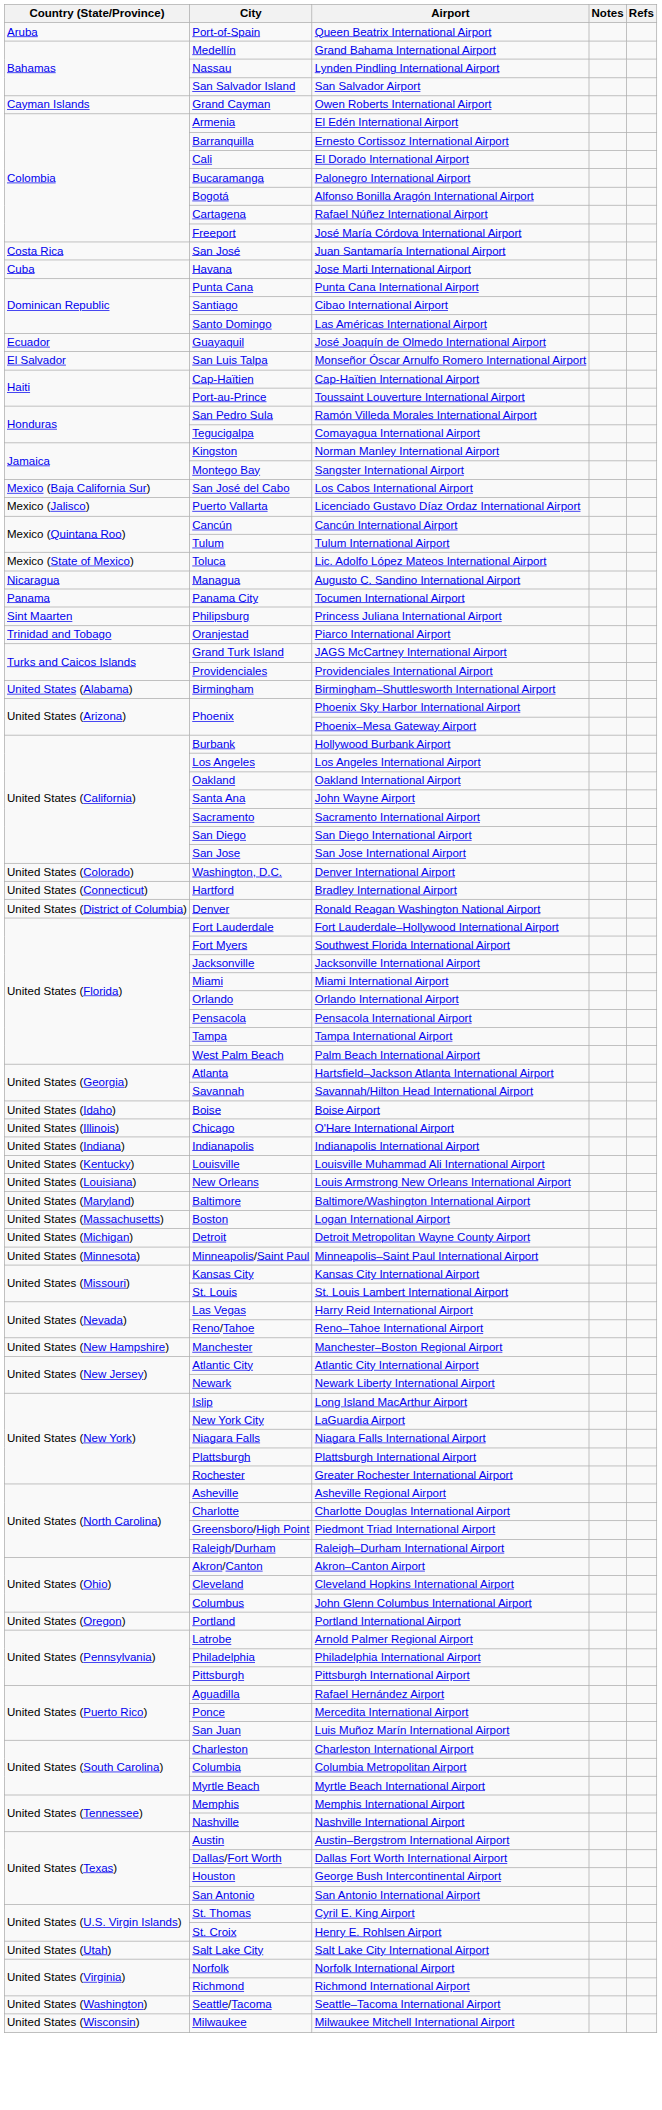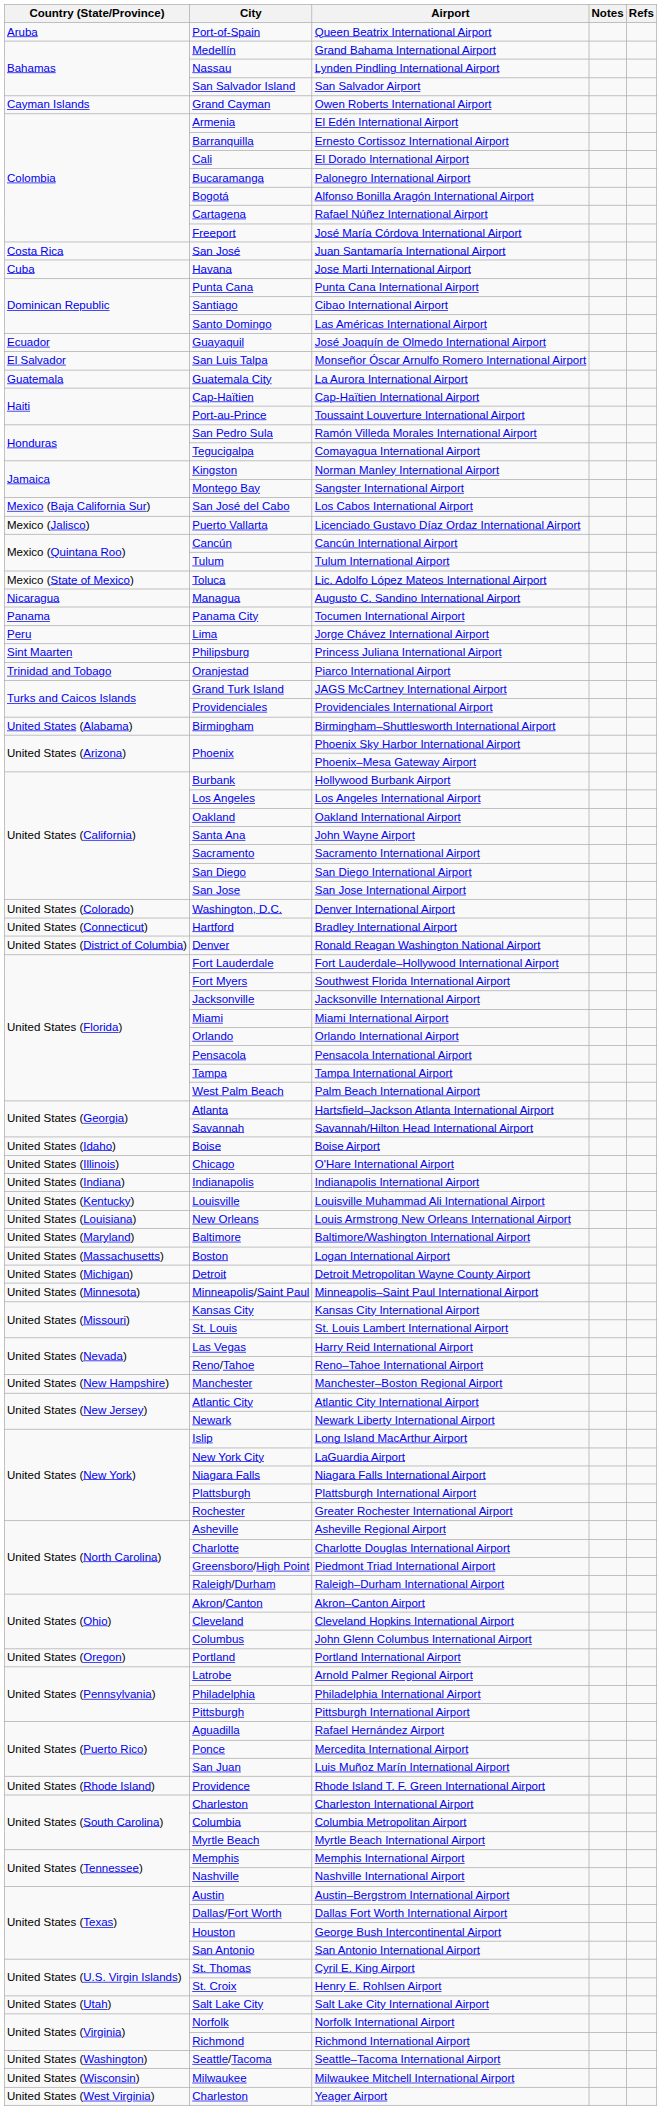+ row: (391, 379)
+ row: (402, 634)
+ row: (430, 1785)
+ row: (351, 2096)
